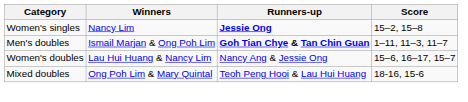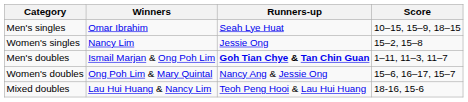+ row: (36, 27)
(246, 27) bold -> (244, 43) normal
(150, 58) Lau Hui Huang & Nancy Lim -> (150, 74) Ong Poh Lim & Mary Quintal
(150, 74) Ong Poh Lim & Mary Quintal -> (150, 89) Lau Hui Huang & Nancy Lim
